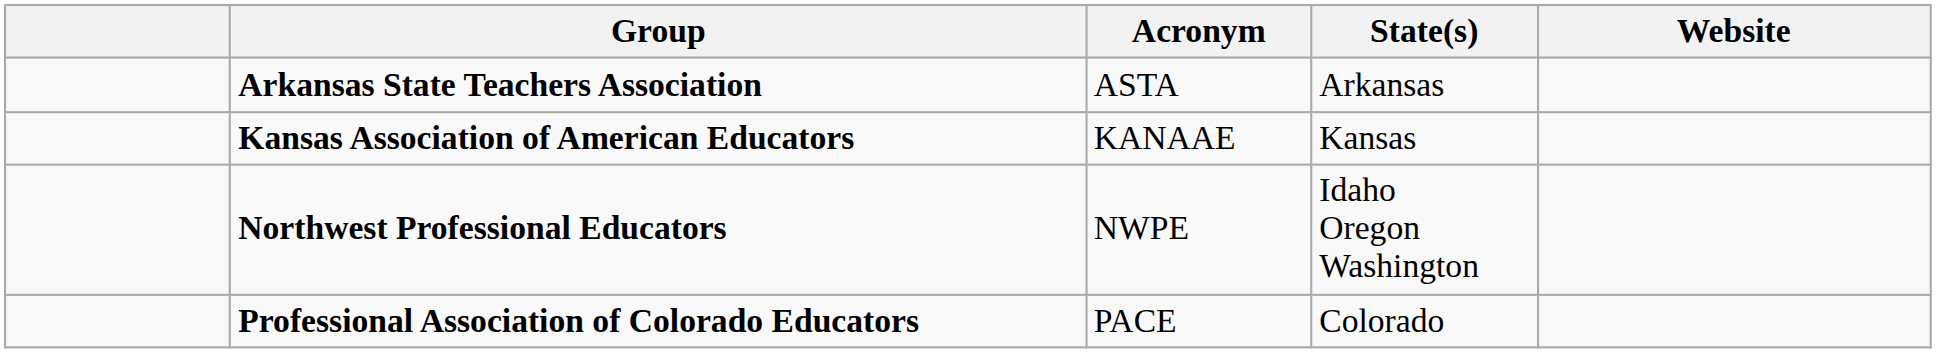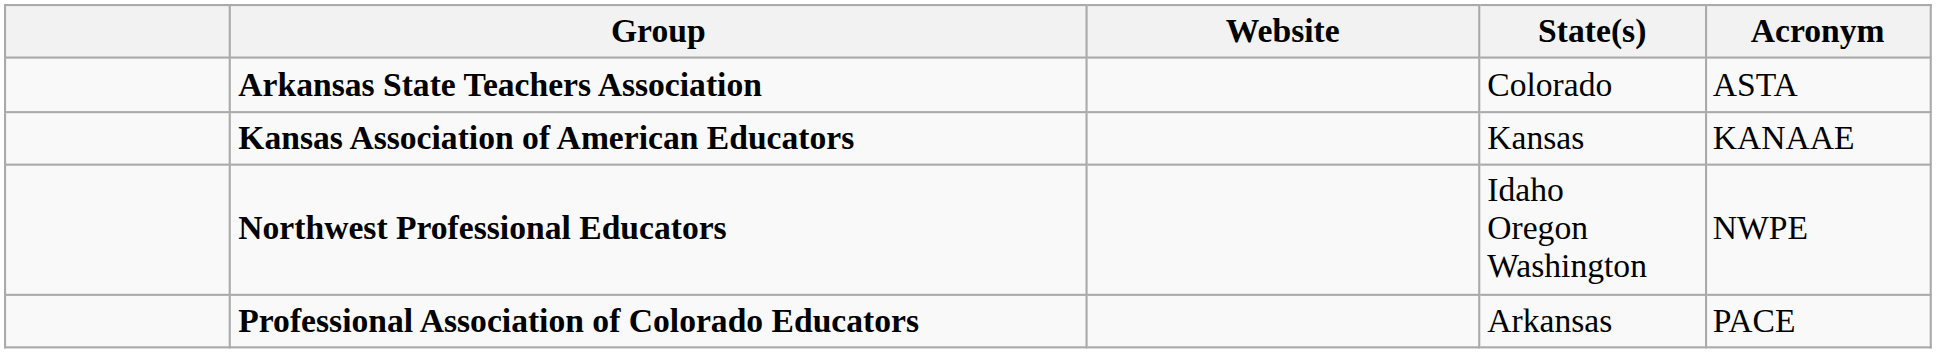columns swapped: (1199, 31) <-> (1734, 31)
(1382, 84) Arkansas -> (1550, 84) Colorado
(1382, 319) Colorado -> (1550, 319) Arkansas
